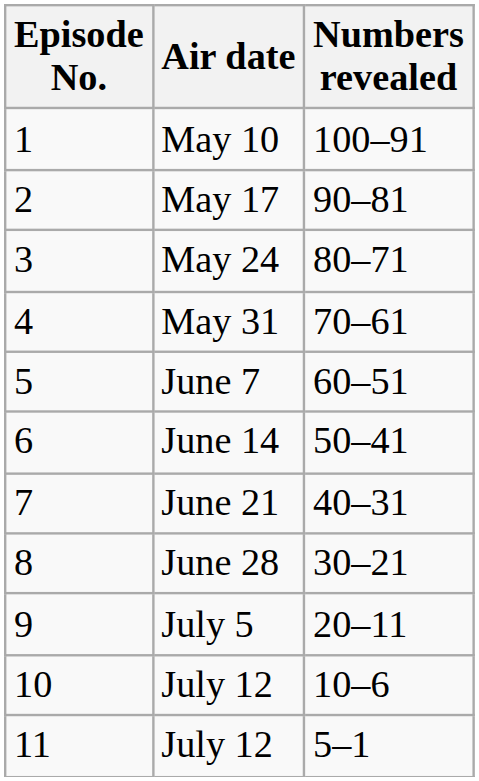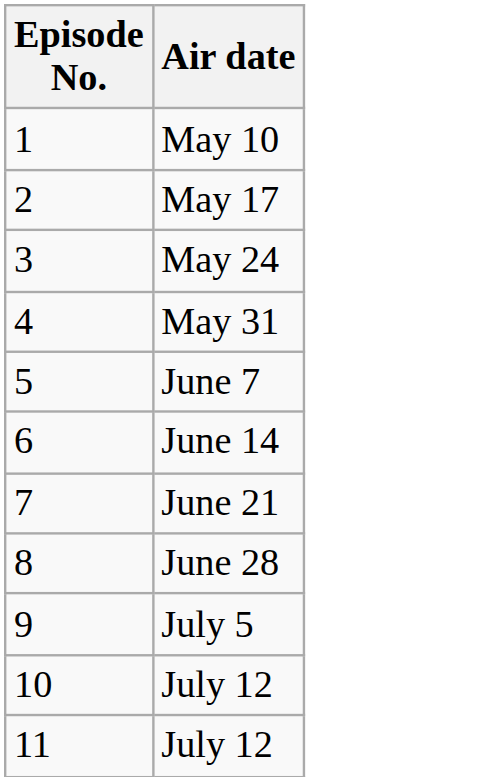- column: (389, 56)
